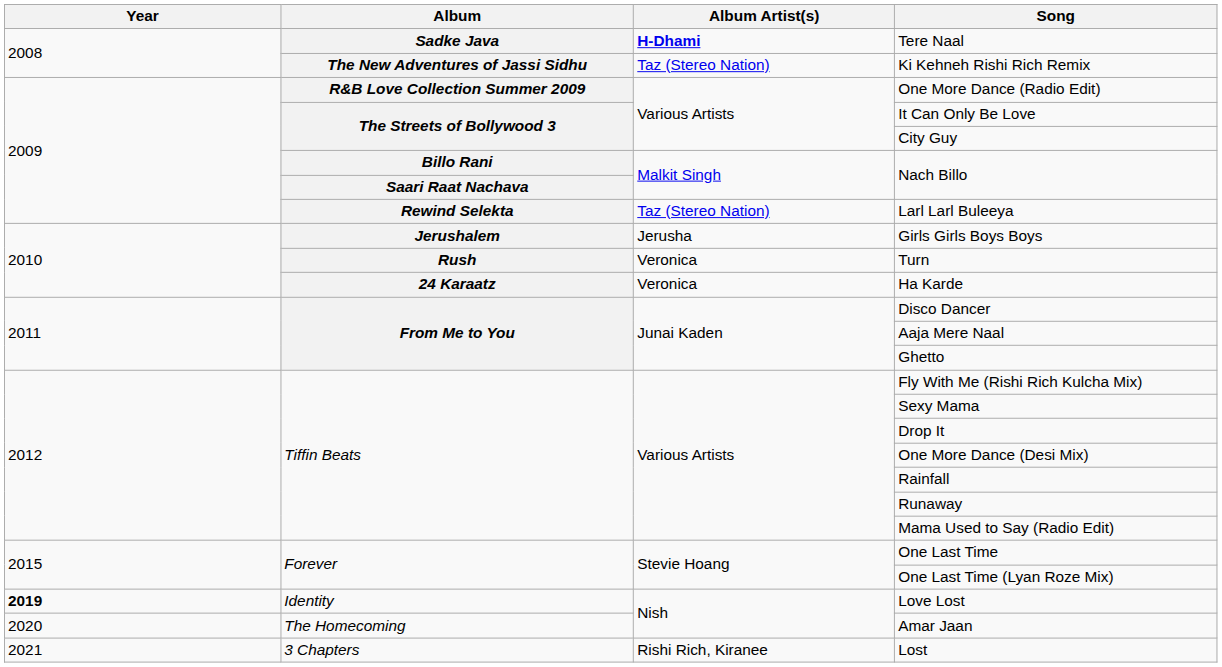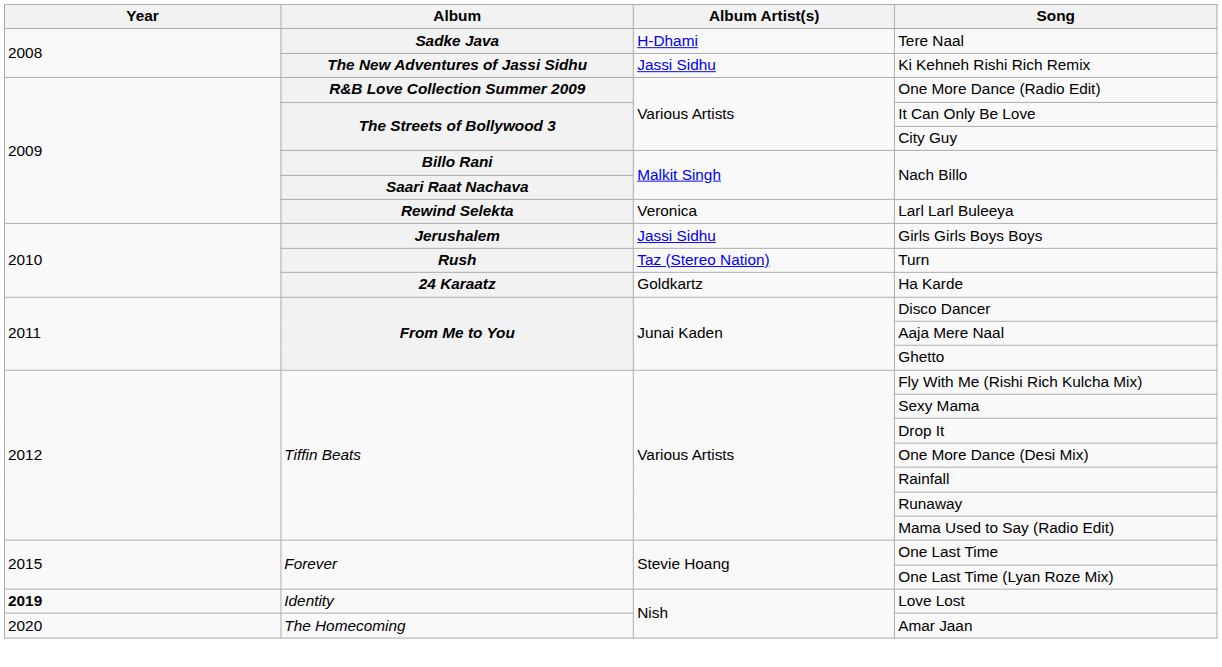(669, 41) bold -> (668, 41) normal
(703, 65) Taz (Stereo Nation) -> (677, 65) Jassi Sidhu
(703, 211) Taz (Stereo Nation) -> (667, 211) Veronica
(665, 235) Jerusha -> (677, 235) Jassi Sidhu
(667, 260) Veronica -> (703, 260) Taz (Stereo Nation)
(667, 284) Veronica -> (670, 284) Goldkartz
- row: (322, 650)
